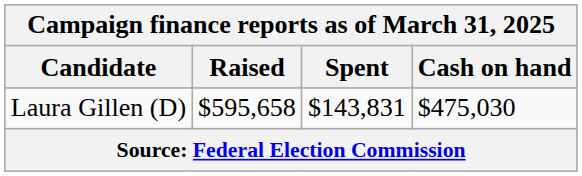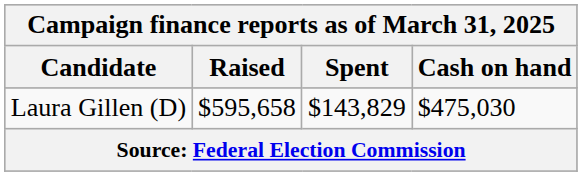(357, 107) $143,831 -> (357, 107) $143,829
